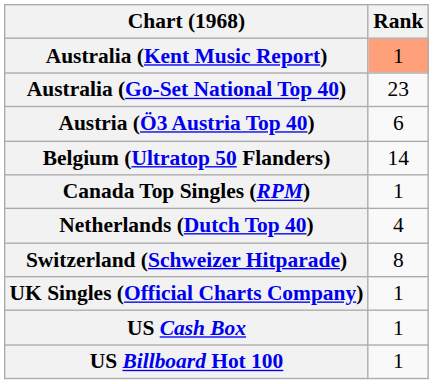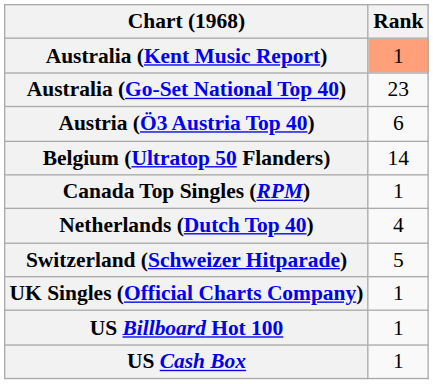(398, 259) 8 -> (398, 259) 5
rows swapped: (186, 361) <-> (186, 327)
